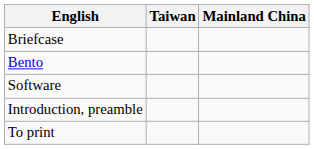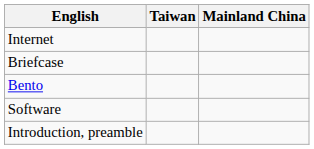+ row: (31, 39)
- row: (31, 132)
